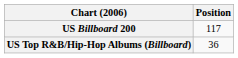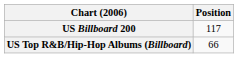(213, 45) 36 -> (213, 45) 66
